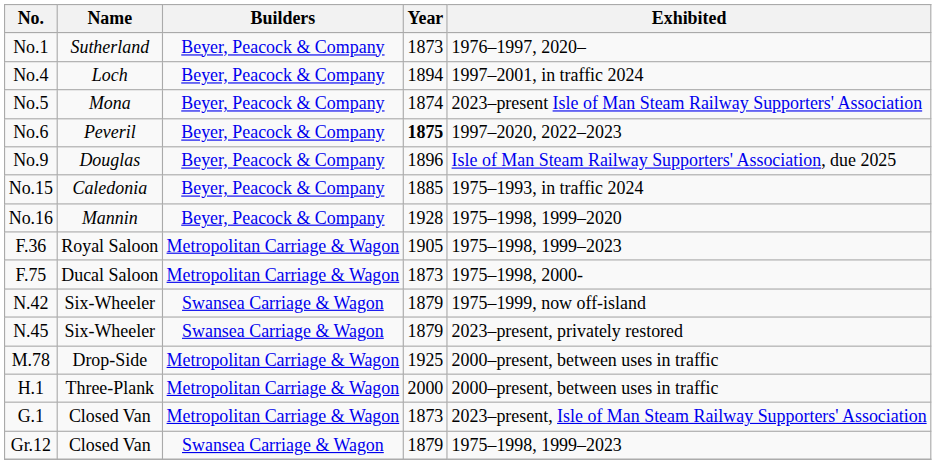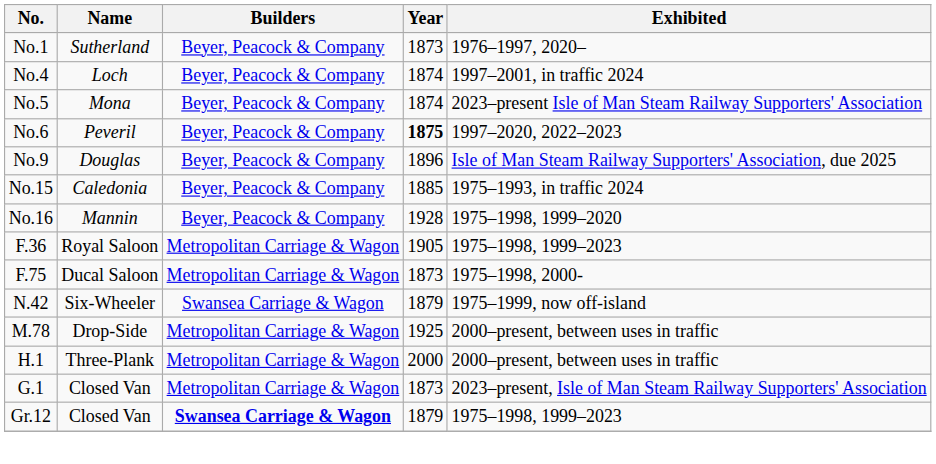(425, 75) 1894 -> (425, 75) 1874
- row: (31, 331)
(283, 445) normal -> (283, 416) bold
